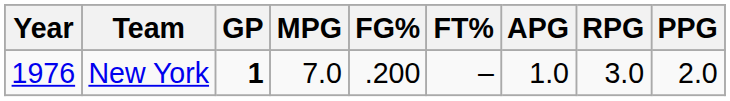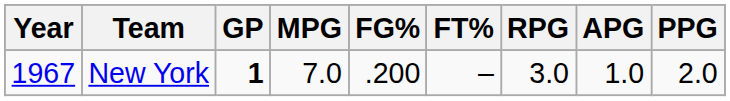columns swapped: (613, 28) <-> (538, 28)
(43, 73) 1976 -> (43, 73) 1967
